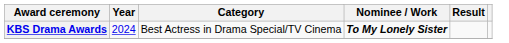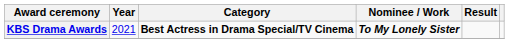(124, 30) 2024 -> (124, 30) 2021
(241, 30) normal -> (247, 30) bold
